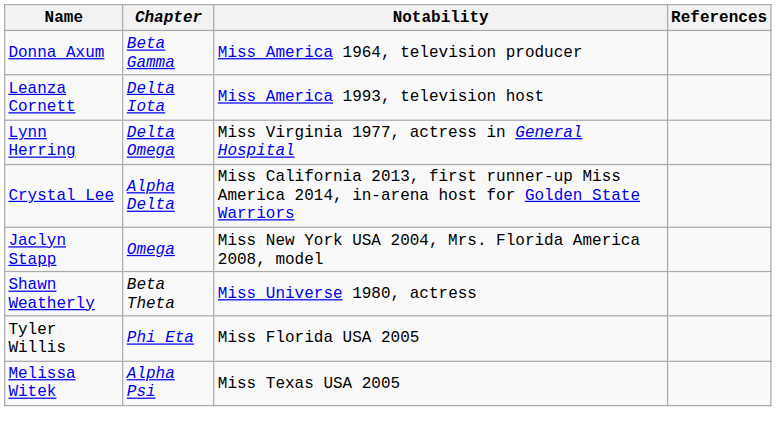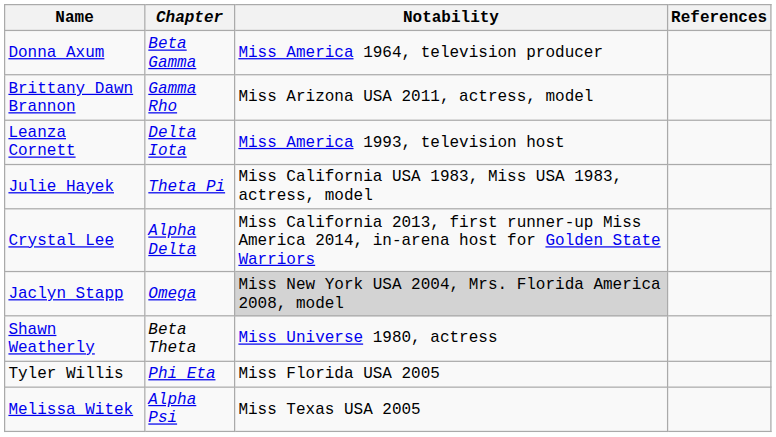+ row: (71, 97)
+ row: (61, 186)
- row: (42, 142)
(429, 249) no background -> (450, 294) lightgrey background
